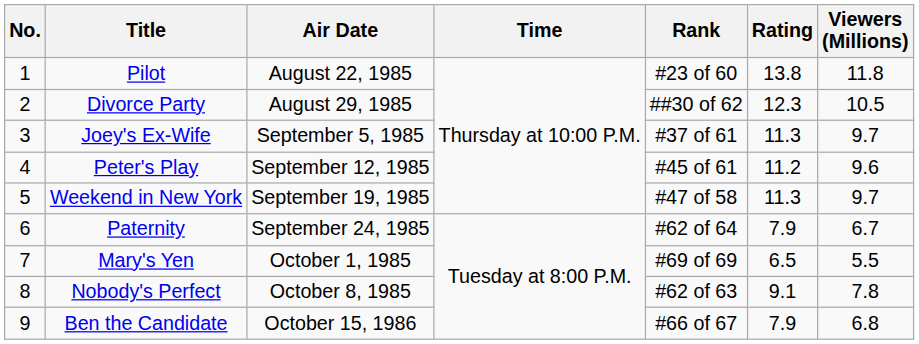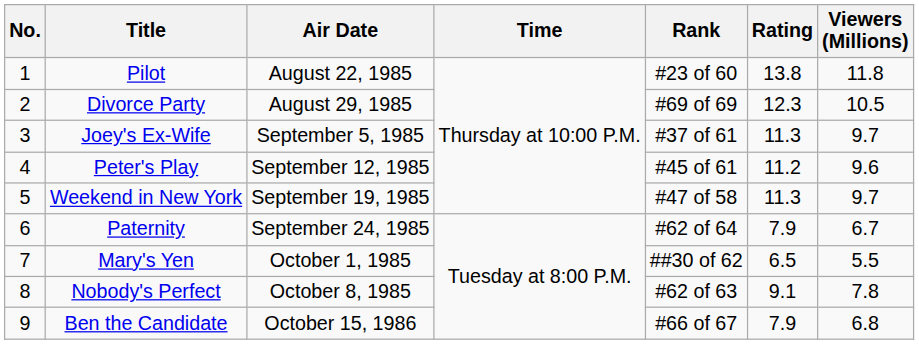(696, 104) ##30 of 62 -> (696, 104) #69 of 69
(696, 260) #69 of 69 -> (696, 260) ##30 of 62
